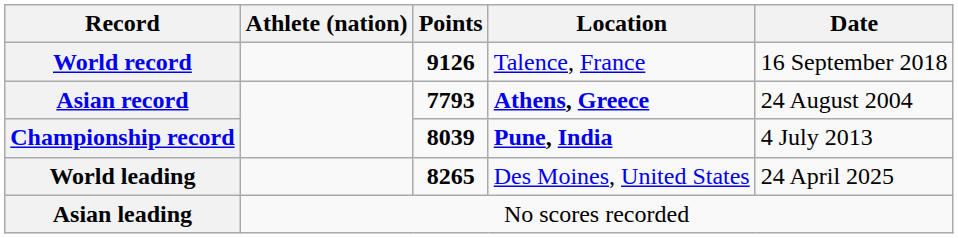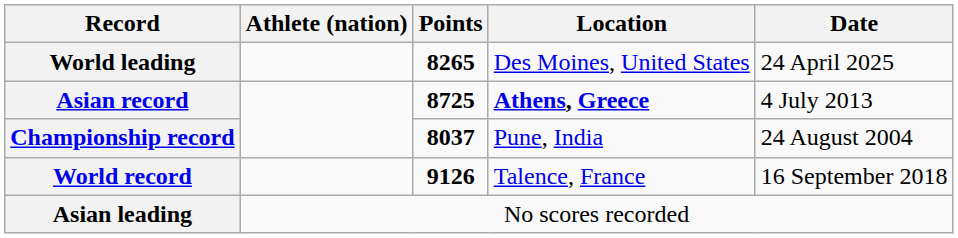rows swapped: (122, 61) <-> (122, 175)
(451, 99) 7793 -> (451, 99) 8725
(837, 99) 24 August 2004 -> (817, 99) 4 July 2013
(451, 137) 8039 -> (451, 137) 8037
(553, 137) bold -> (548, 137) normal
(817, 137) 4 July 2013 -> (837, 137) 24 August 2004
